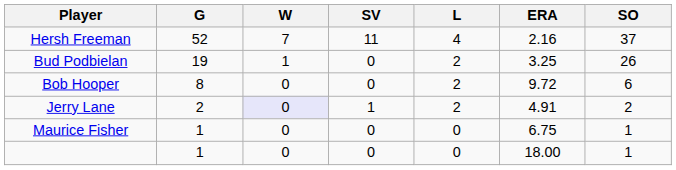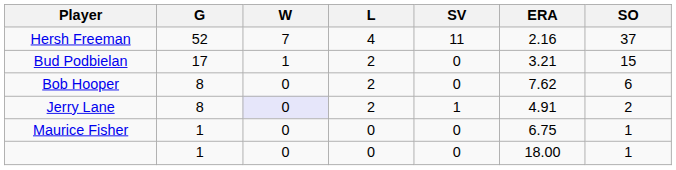columns swapped: (457, 15) <-> (371, 15)
(200, 61) 19 -> (200, 61) 17
(543, 61) 3.25 -> (543, 61) 3.21
(628, 61) 26 -> (628, 61) 15
(543, 84) 9.72 -> (543, 84) 7.62
(200, 107) 2 -> (200, 107) 8
